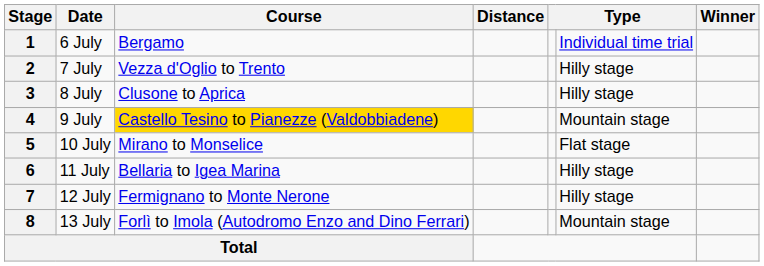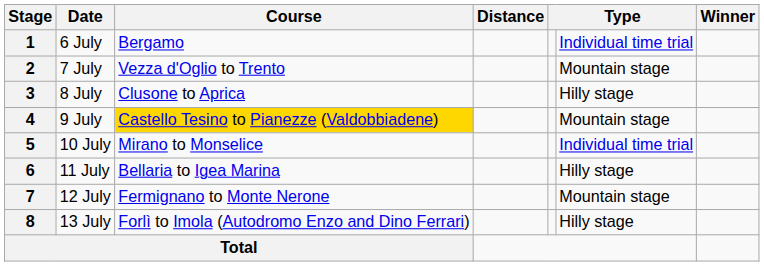(597, 68) Hilly stage -> (614, 68) Mountain stage
(595, 145) Flat stage -> (626, 145) Individual time trial
(597, 196) Hilly stage -> (614, 196) Mountain stage
(614, 222) Mountain stage -> (597, 222) Hilly stage
